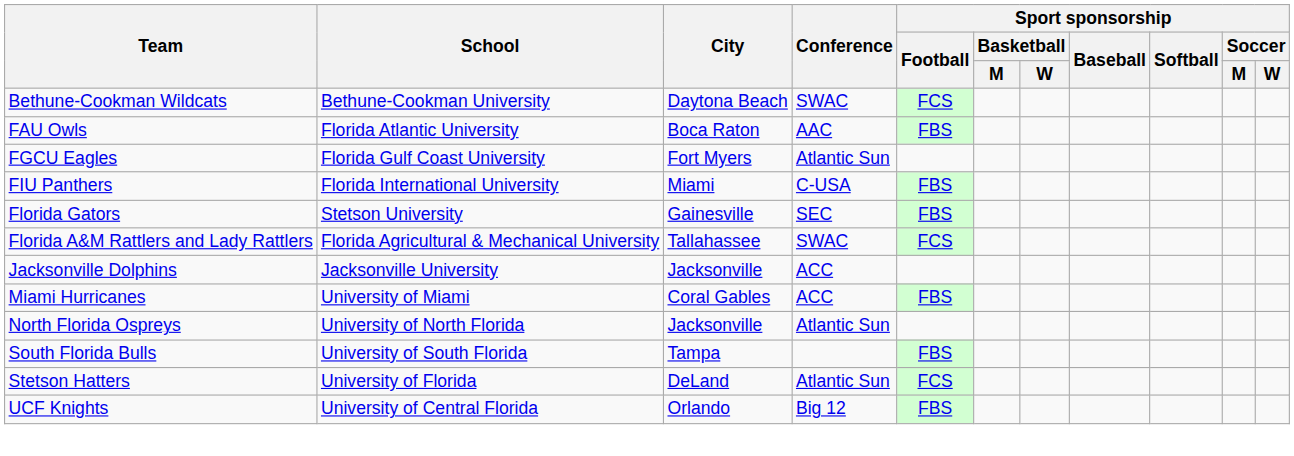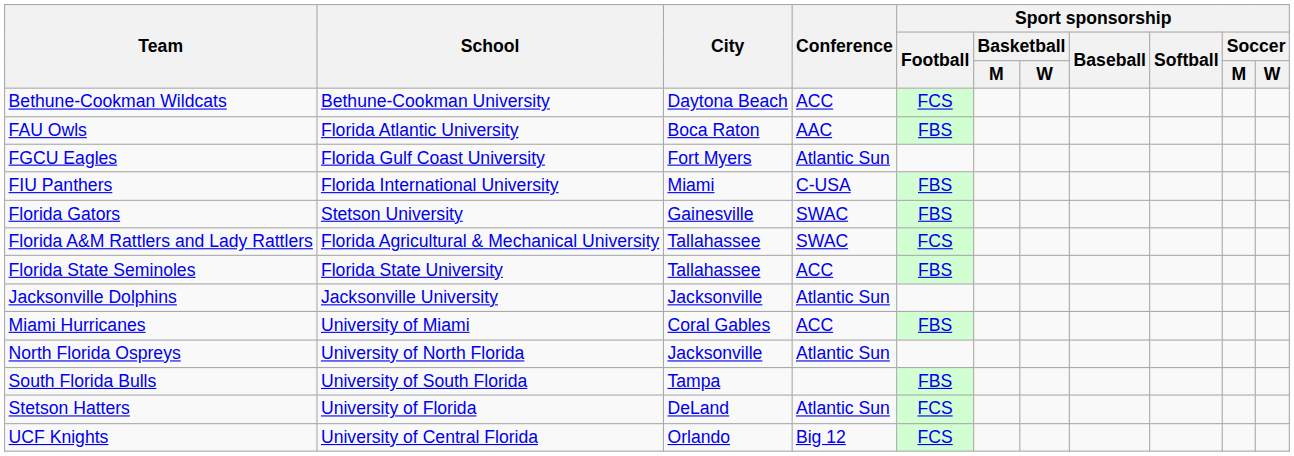(822, 102) SWAC -> (815, 102) ACC
(814, 213) SEC -> (822, 213) SWAC
+ row: (102, 269)
(815, 269) ACC -> (843, 297) Atlantic Sun
(935, 409) FBS -> (935, 437) FCS
